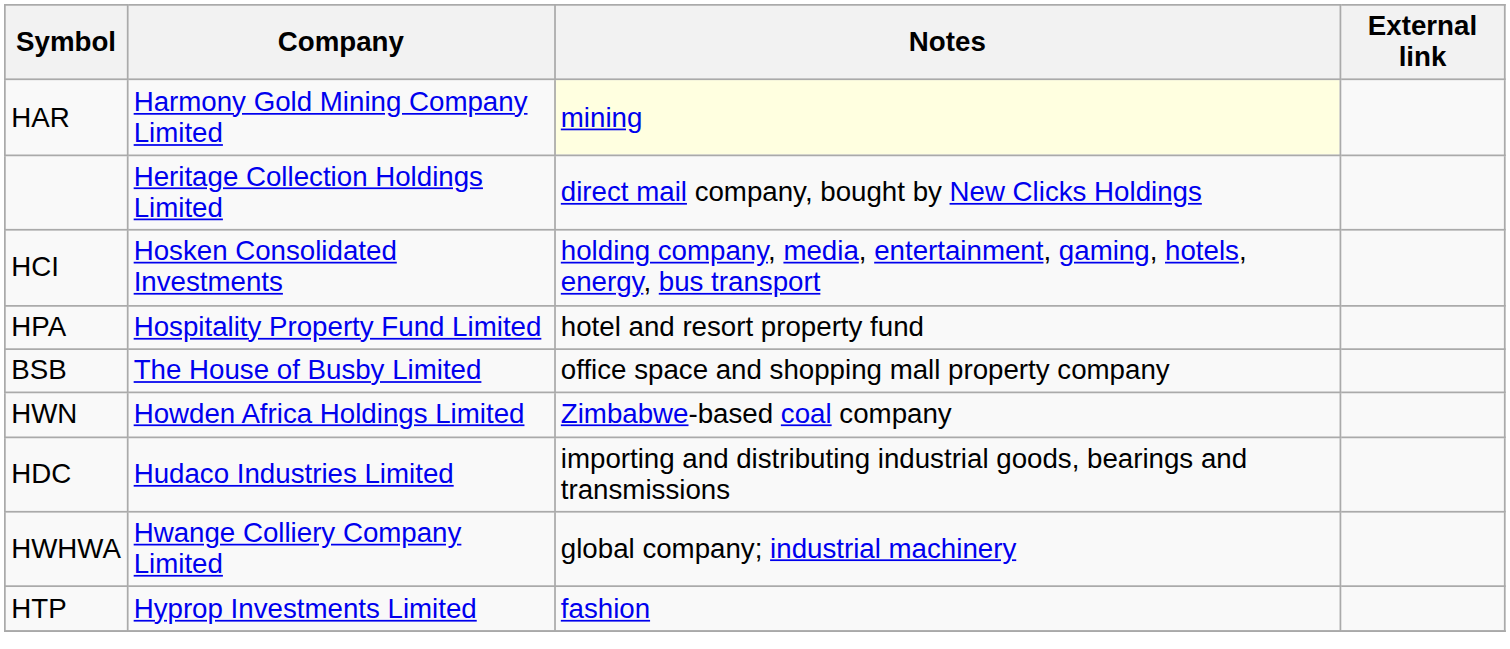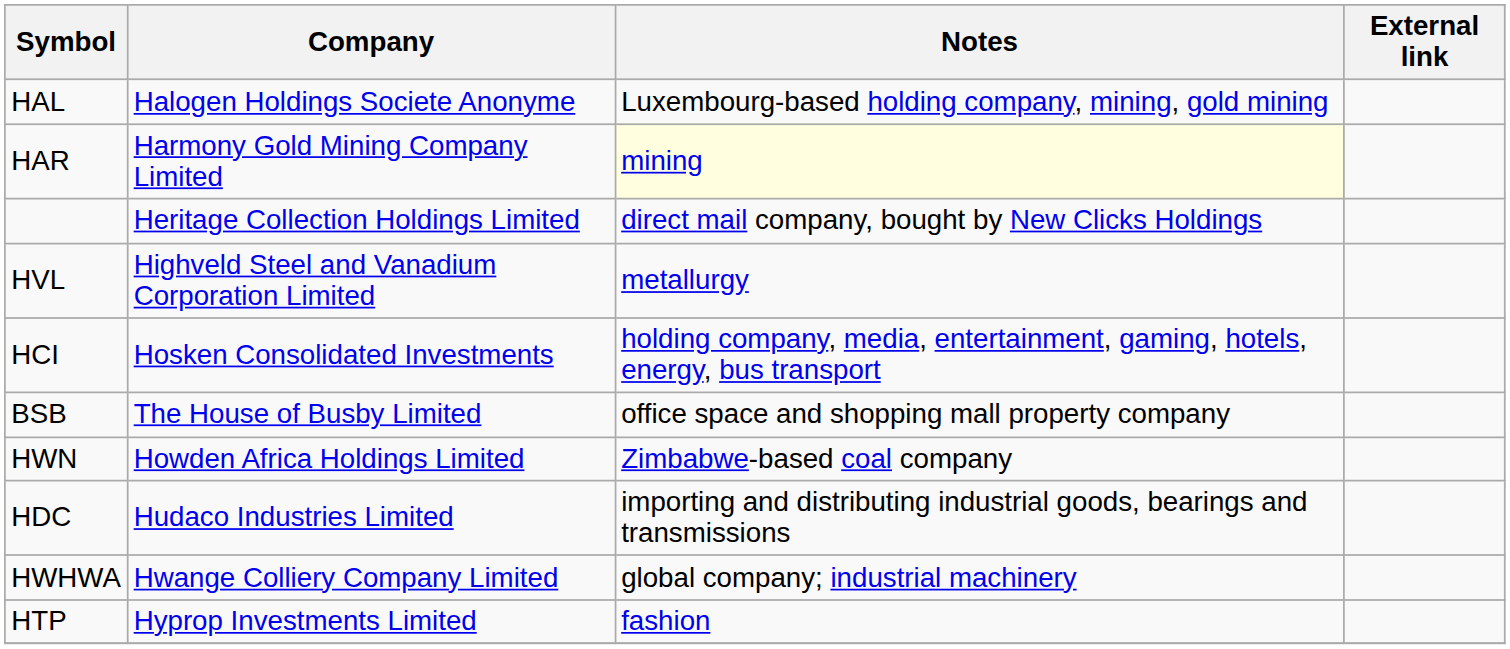+ row: (38, 101)
+ row: (38, 279)
- row: (39, 326)
